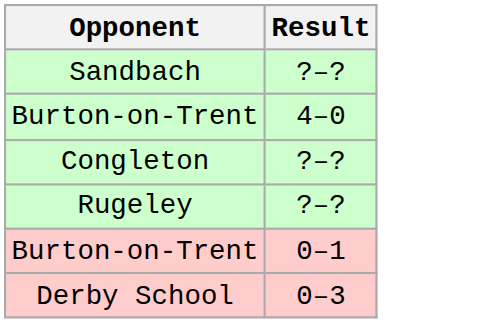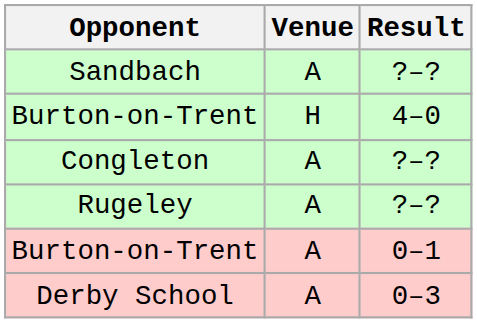+ column: (313, 27)
